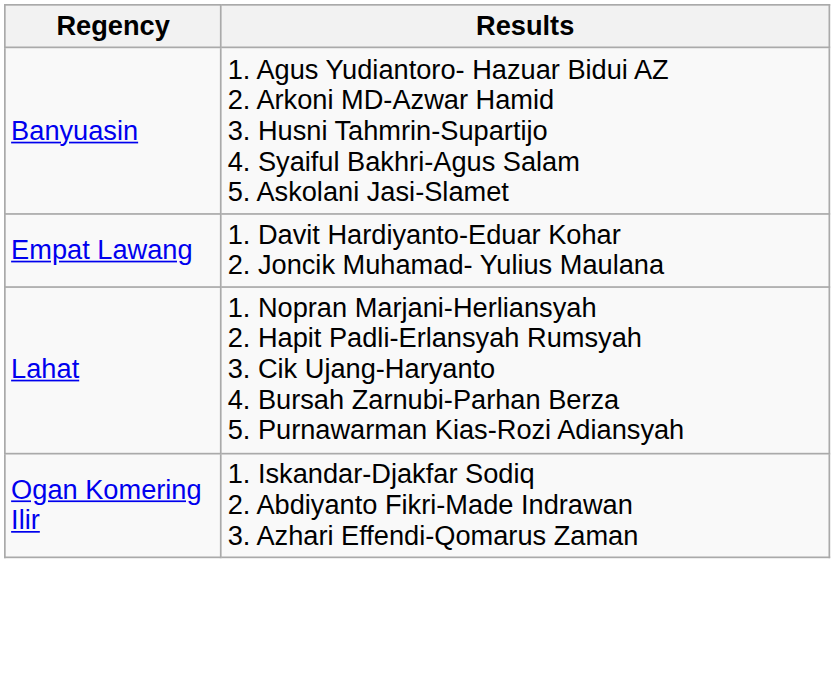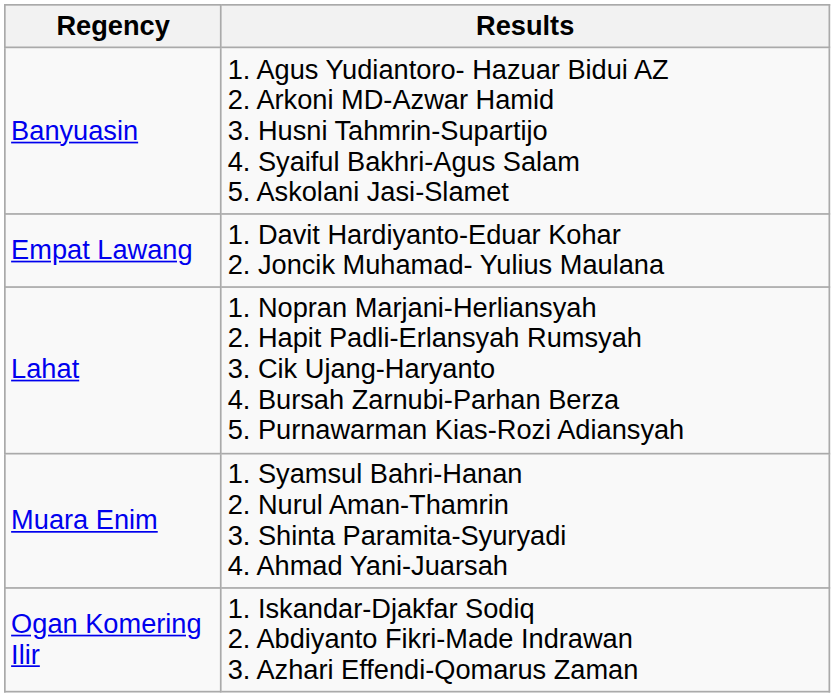+ row: (84, 519)
